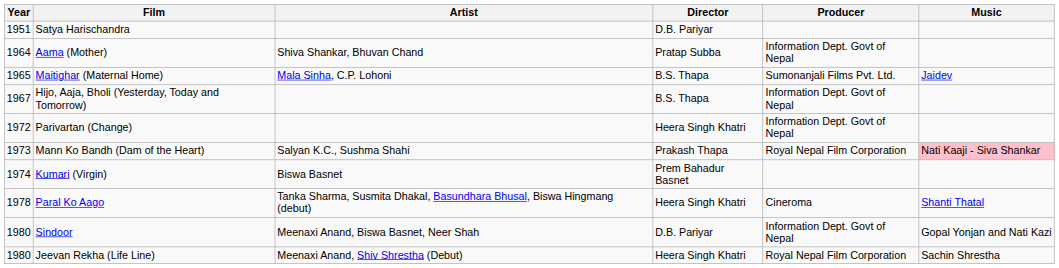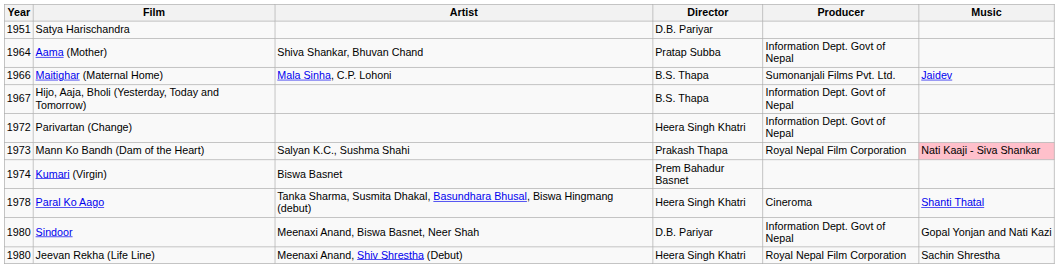(19, 76) 1965 -> (19, 76) 1966
